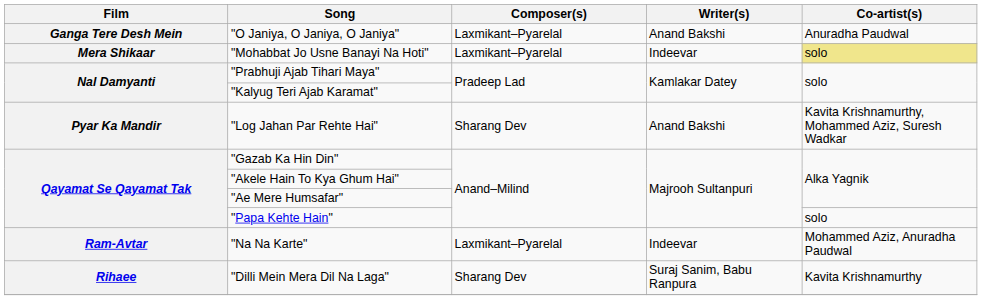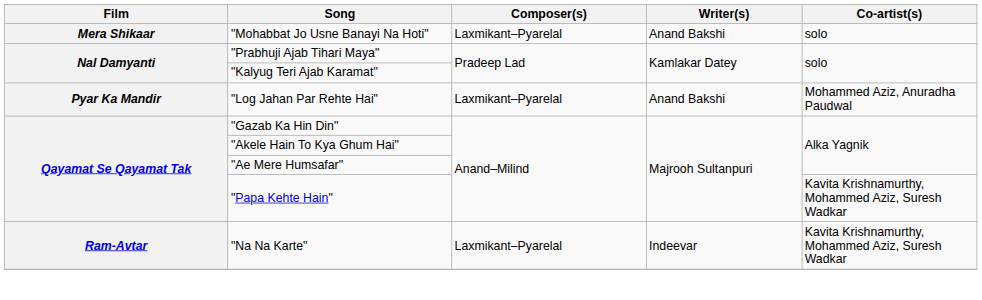- row: (315, 33)
(673, 53) Indeevar -> (687, 33) Anand Bakshi
(816, 53) khaki background -> (816, 33) no background
(491, 125) Sharang Dev -> (508, 99) Laxmikant–Pyarelal
(873, 125) Kavita Krishnamurthy, Mohammed Aziz, Suresh Wadkar -> (880, 99) Mohammed Aziz, Anuradha Paudwal
(816, 217) solo -> (873, 198) Kavita Krishnamurthy, Mohammed Aziz, Suresh Wadkar
(880, 244) Mohammed Aziz, Anuradha Paudwal -> (873, 245) Kavita Krishnamurthy, Mohammed Aziz, Suresh Wadkar
- row: (310, 277)
